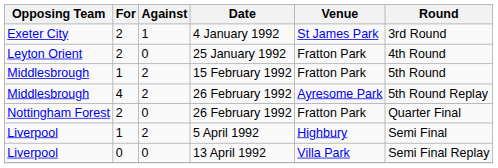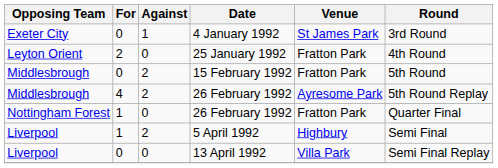(119, 34) 2 -> (119, 34) 0
(119, 73) 1 -> (119, 73) 0
(119, 113) 2 -> (119, 113) 1
